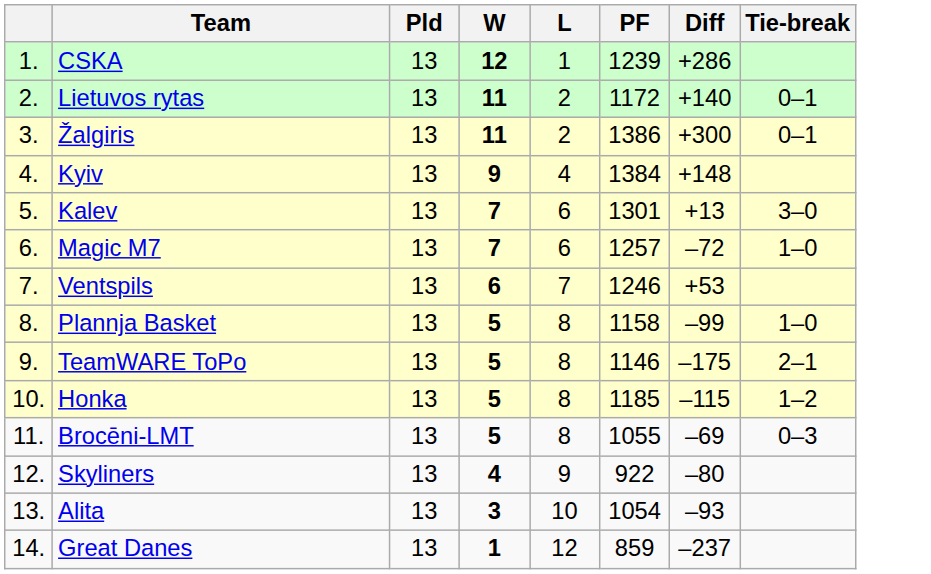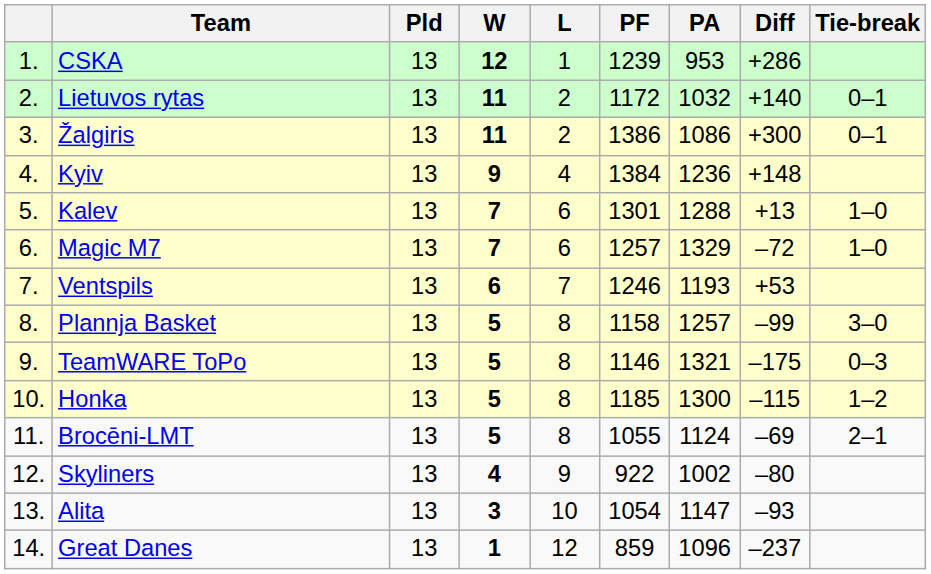+ column: (705, 23)
(798, 211) 3–0 -> (868, 211) 1–0
(798, 323) 1–0 -> (868, 323) 3–0
(798, 361) 2–1 -> (868, 361) 0–3
(798, 436) 0–3 -> (868, 436) 2–1
